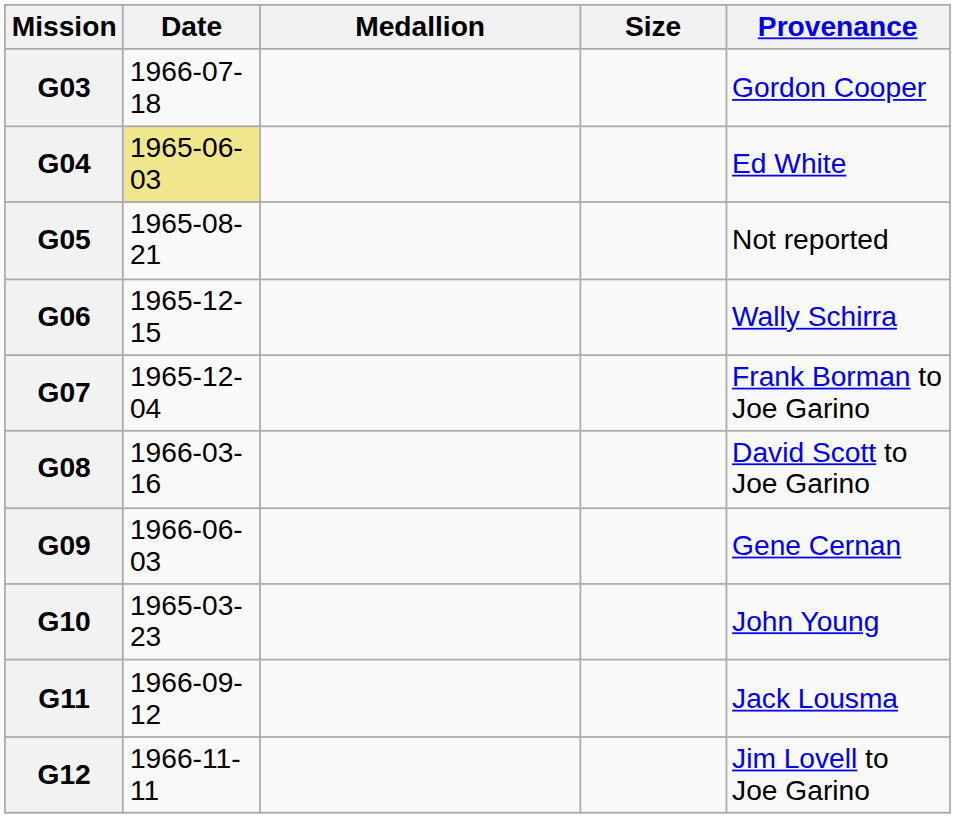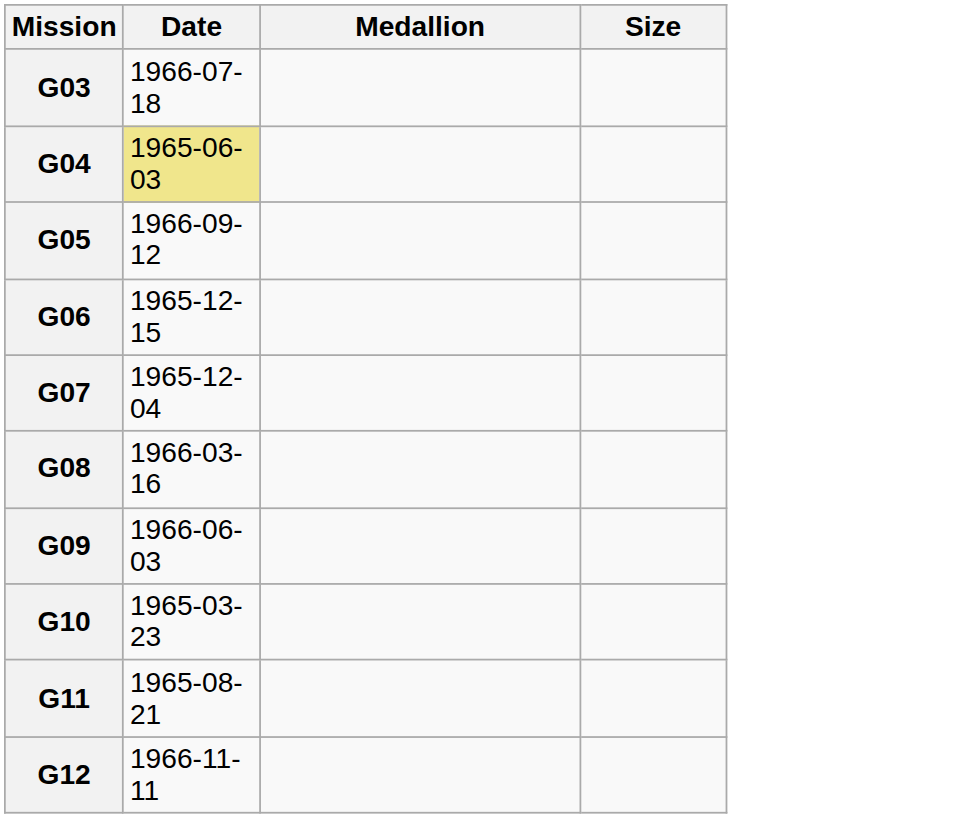- column: (838, 26)
(186, 240) 1965-08-21 -> (186, 240) 1966-09-12
(186, 698) 1966-09-12 -> (186, 698) 1965-08-21
